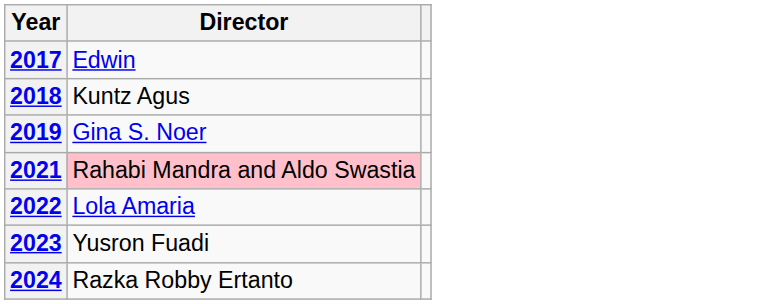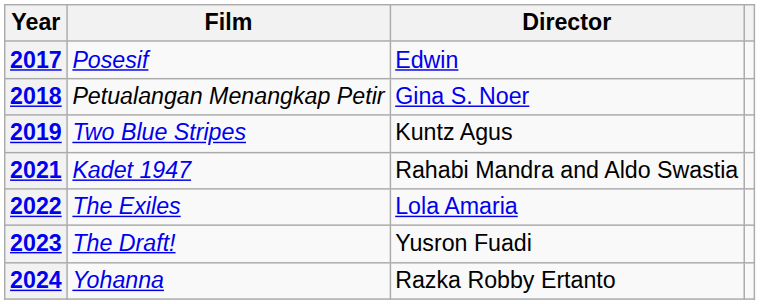+ column: (228, 22)
(131, 96) Kuntz Agus -> (462, 96) Gina S. Noer
(139, 133) Gina S. Noer -> (454, 133) Kuntz Agus
(244, 170) pink background -> (567, 170) no background
